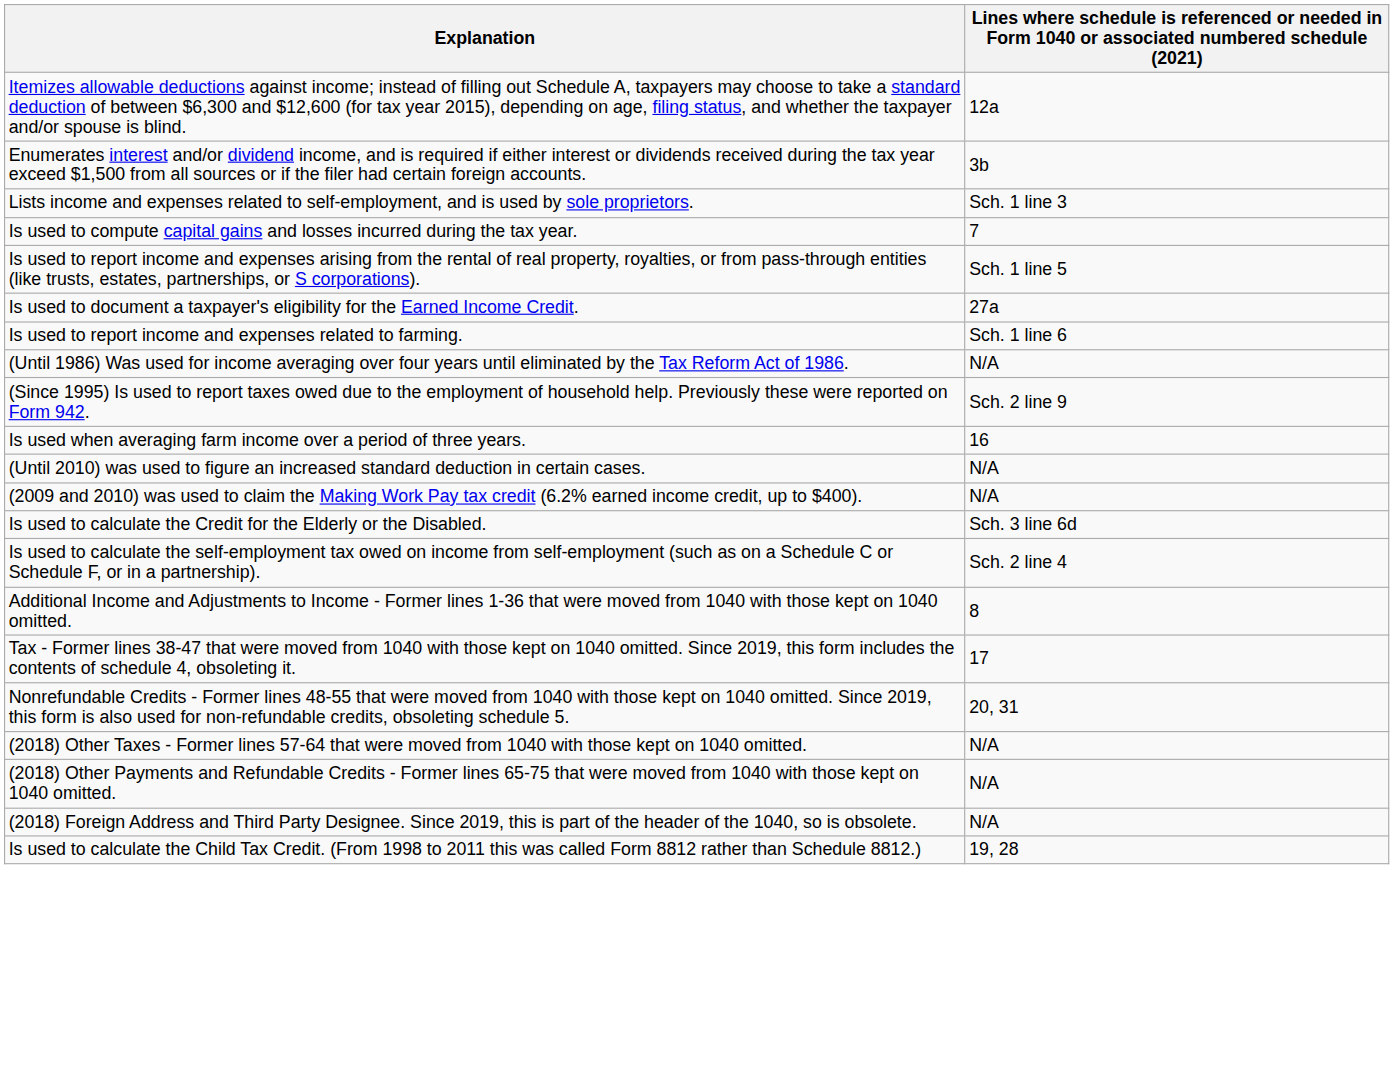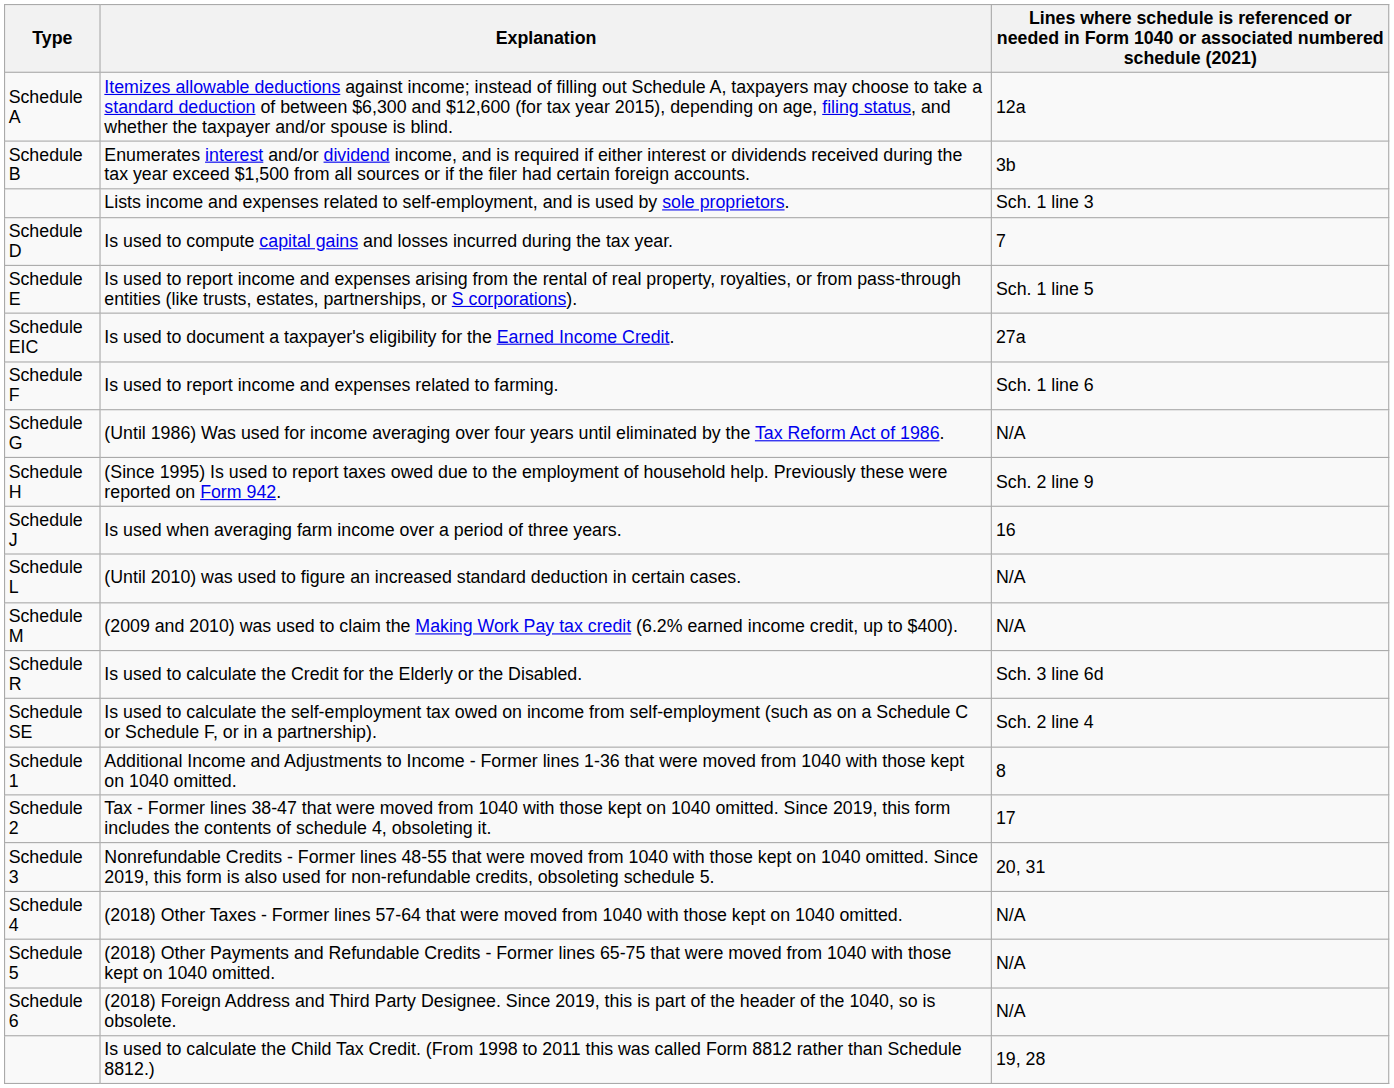+ column: (52, 38)
